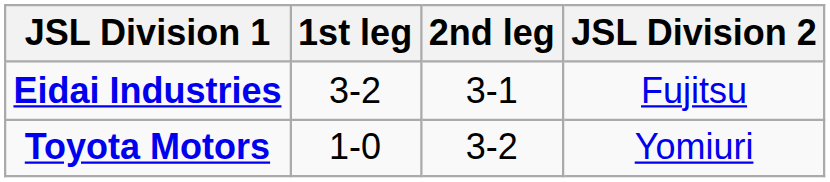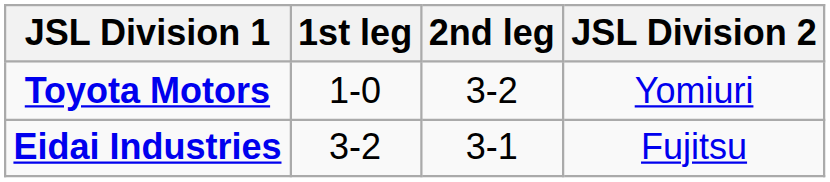rows swapped: (147, 90) <-> (147, 147)
